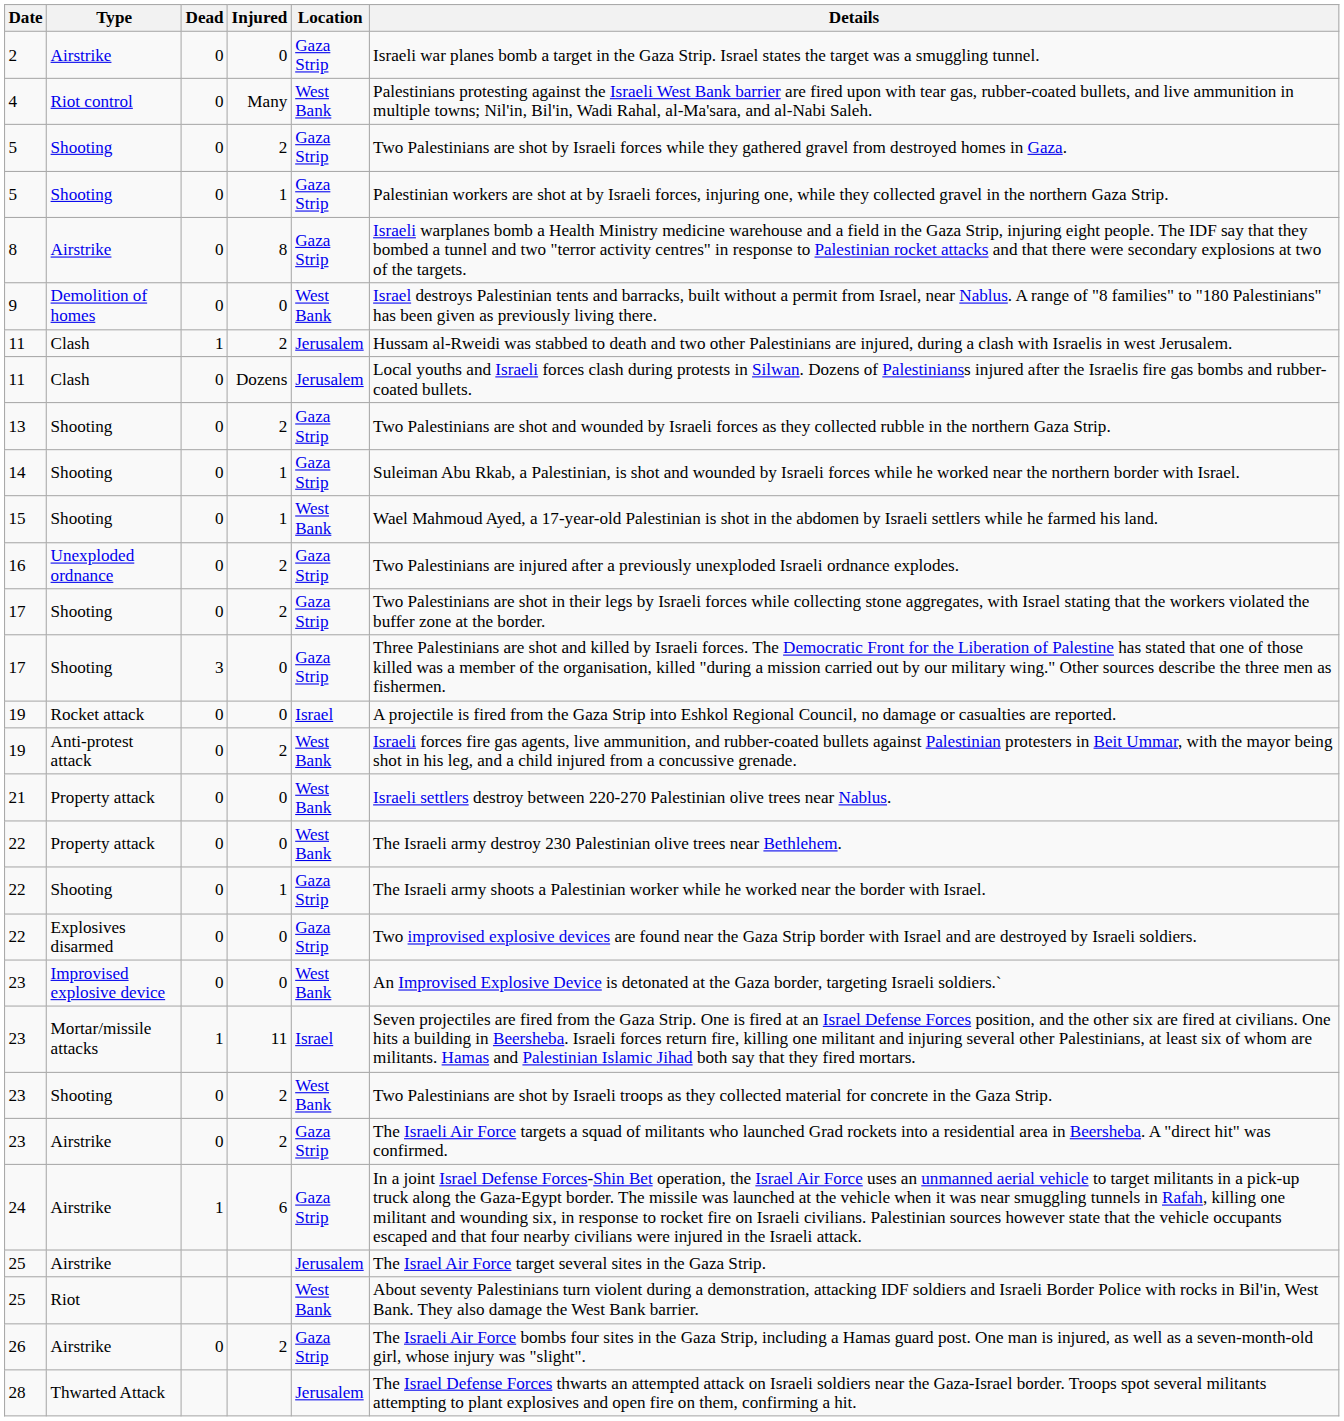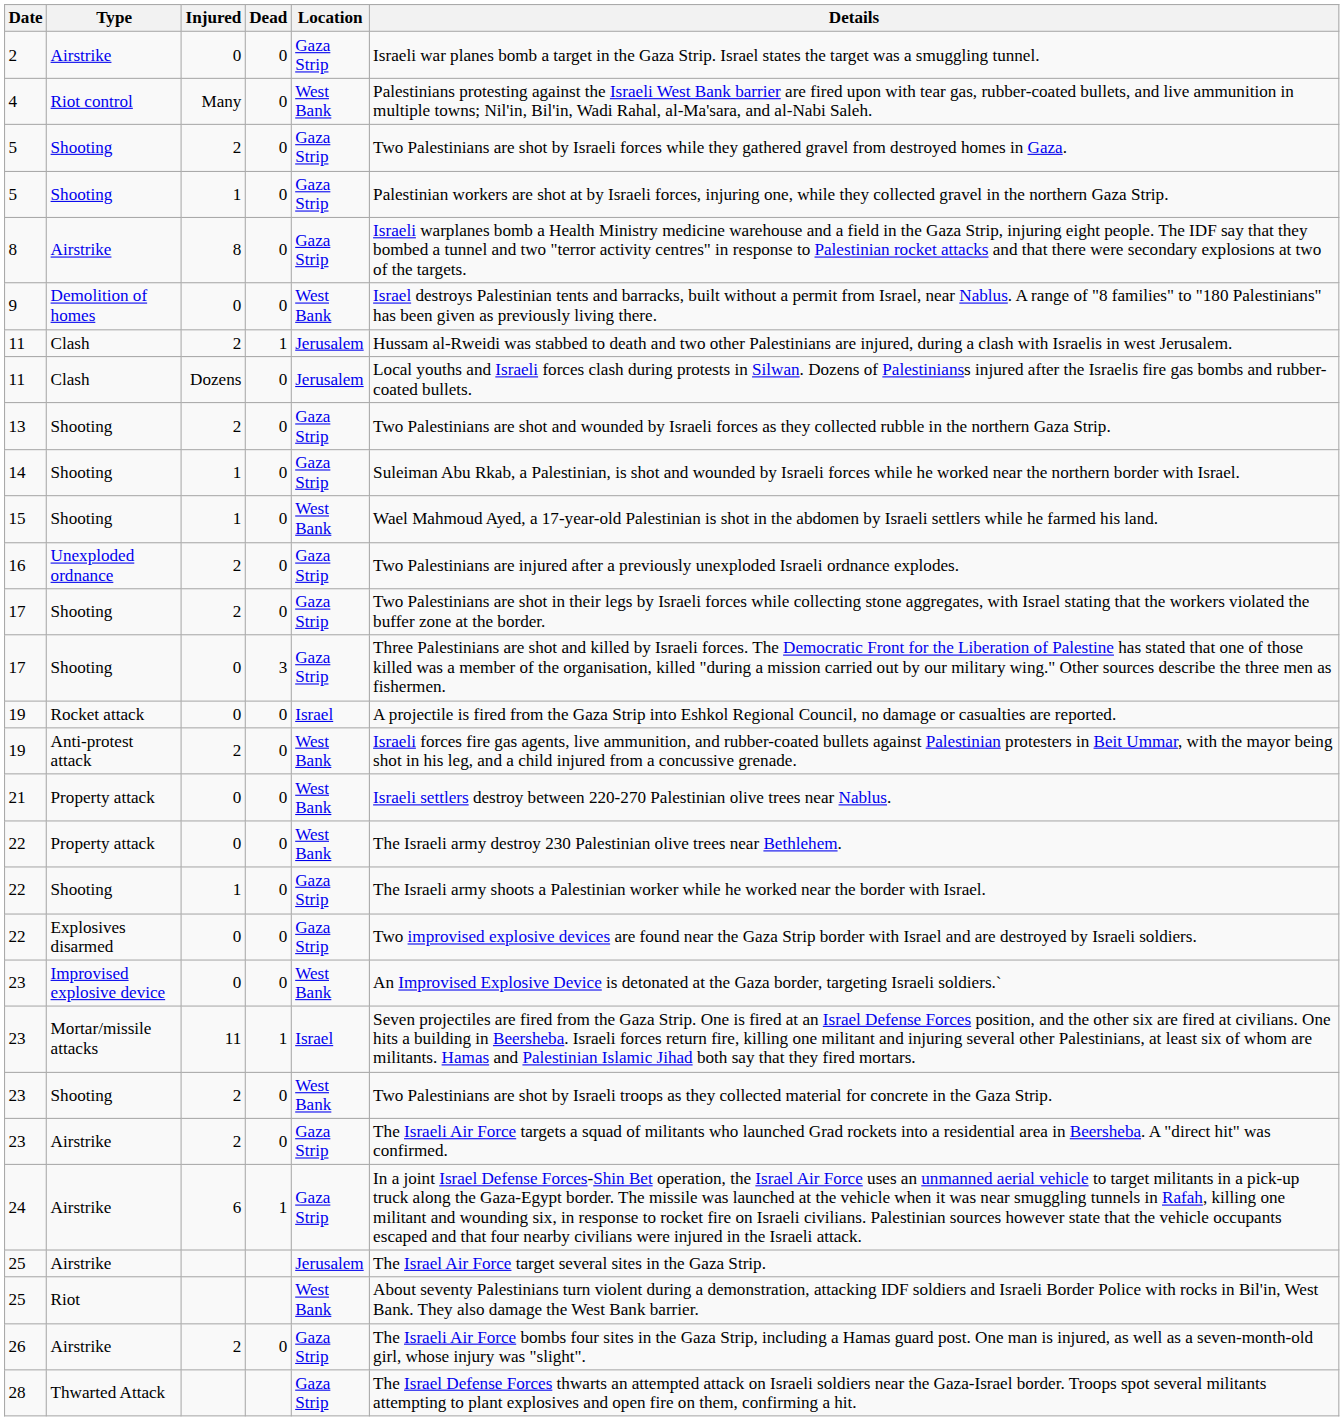columns swapped: (205, 18) <-> (259, 18)
(329, 1392) Jerusalem -> (313, 1392) Gaza Strip
